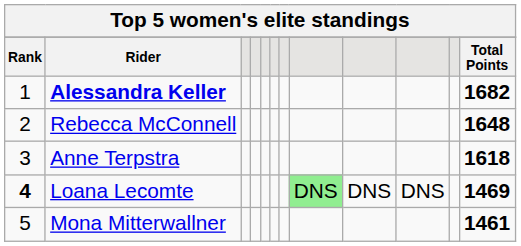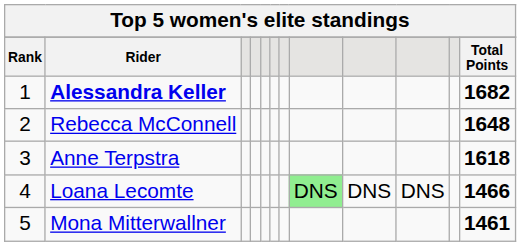(25, 190) bold -> (25, 190) normal
(487, 190) 1469 -> (487, 190) 1466
